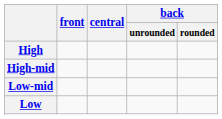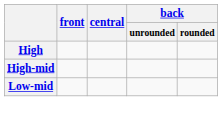- row: (31, 104)
